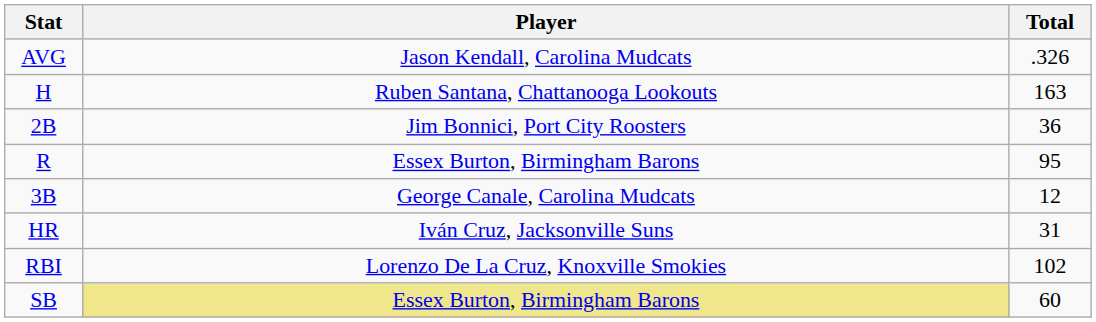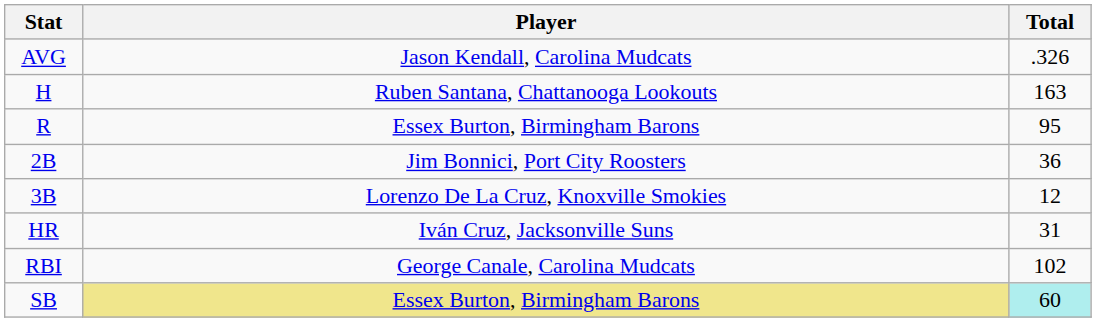rows swapped: (44, 160) <-> (44, 126)
(546, 195) George Canale, Carolina Mudcats -> (546, 195) Lorenzo De La Cruz, Knoxville Smokies
(546, 265) Lorenzo De La Cruz, Knoxville Smokies -> (546, 265) George Canale, Carolina Mudcats
(1050, 299) no background -> (1050, 299) paleturquoise background
